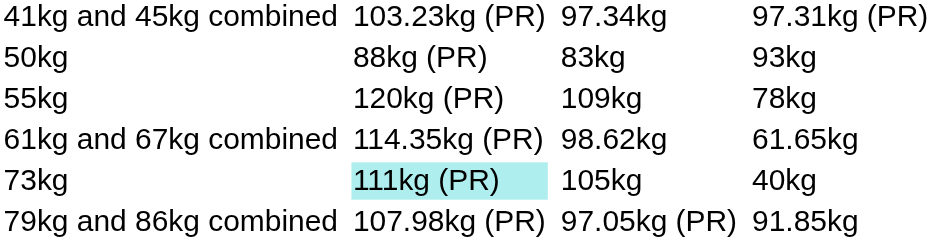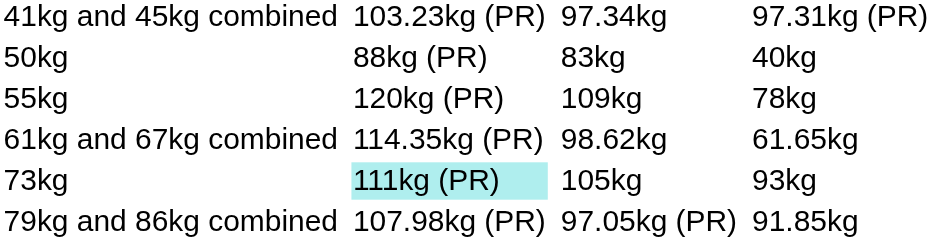(784, 57) 93kg -> (784, 57) 40kg
(784, 180) 40kg -> (784, 180) 93kg
